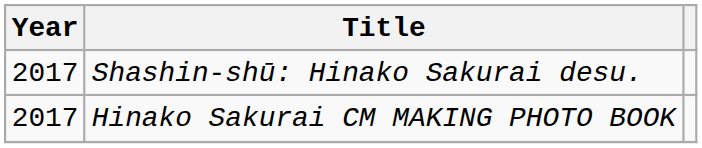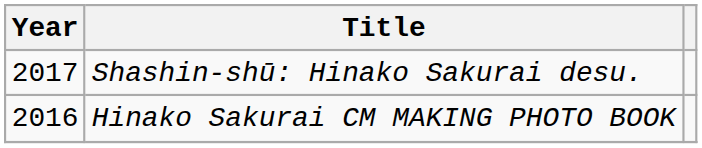(45, 118) 2017 -> (45, 118) 2016
